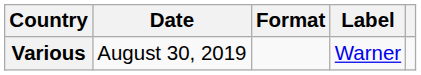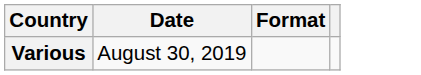- column: (368, 20)
